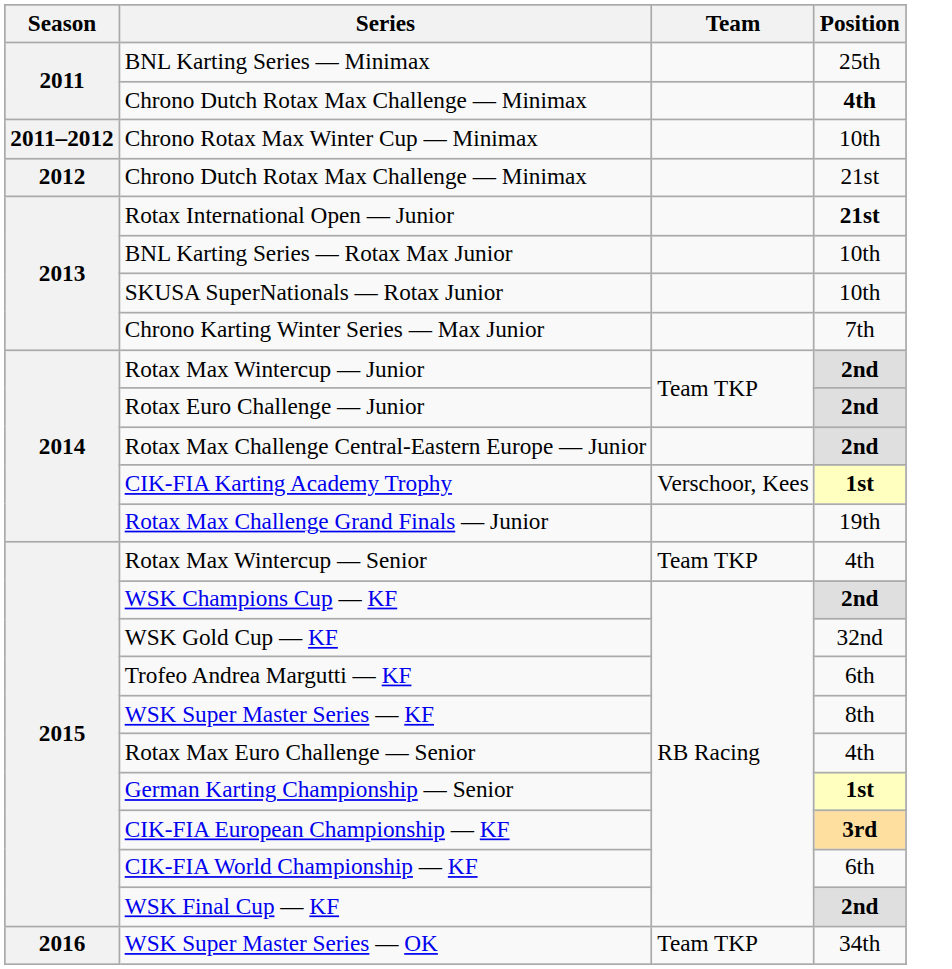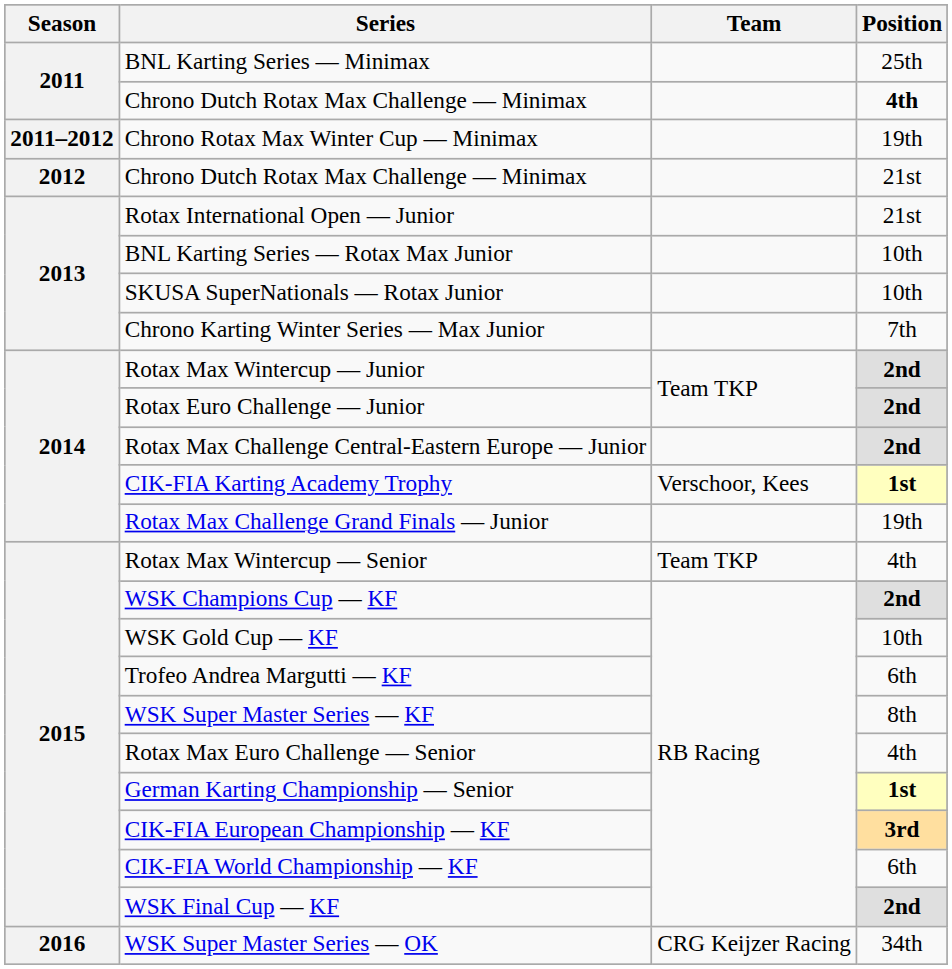(860, 138) 10th -> (902, 138) 19th
(860, 215) bold -> (902, 215) normal
(860, 637) 32nd -> (902, 637) 10th
(708, 944) Team TKP -> (754, 944) CRG Keijzer Racing
